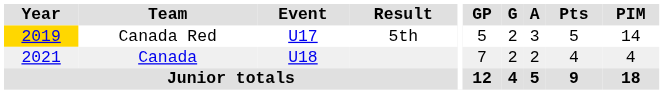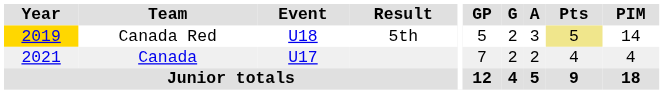(303, 36) U17 -> (303, 36) U18
(574, 36) no background -> (574, 36) khaki background
(303, 58) U18 -> (303, 58) U17
